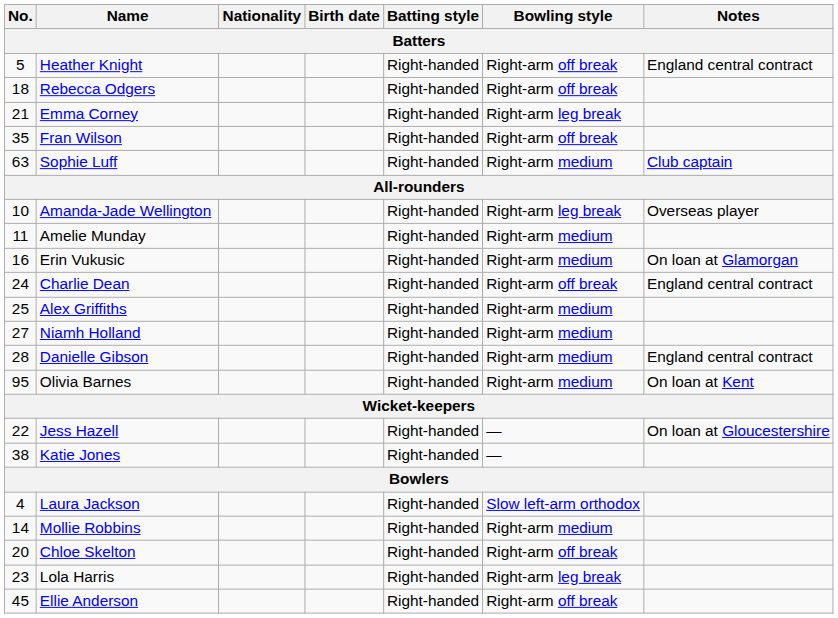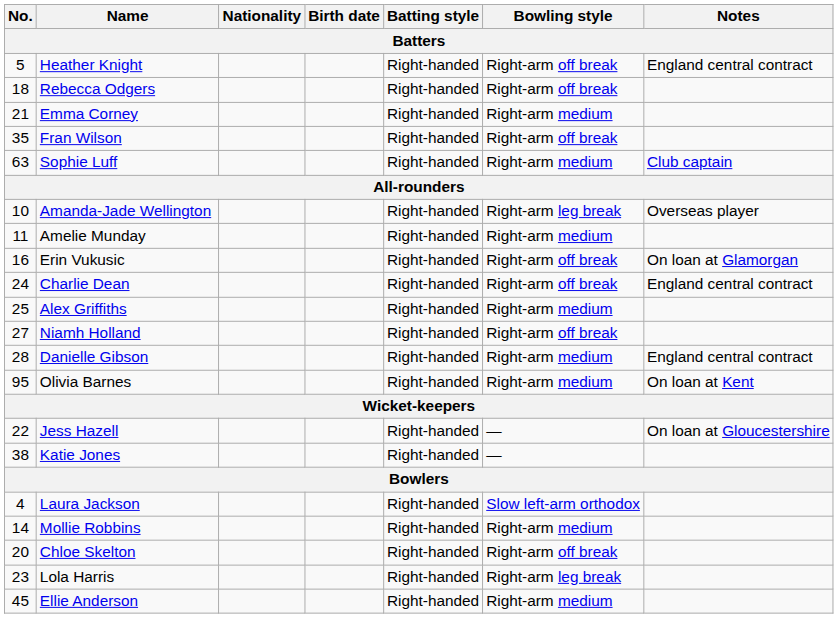(554, 114) Right-arm leg break -> (549, 114) Right-arm medium
(549, 260) Right-arm medium -> (552, 260) Right-arm off break
(549, 333) Right-arm medium -> (552, 333) Right-arm off break
(552, 601) Right-arm off break -> (549, 601) Right-arm medium
